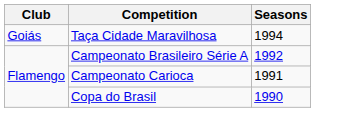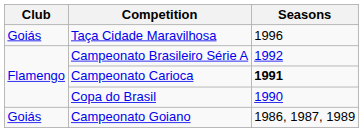(269, 35) 1994 -> (269, 35) 1996
(269, 76) normal -> (269, 76) bold
+ row: (131, 117)
